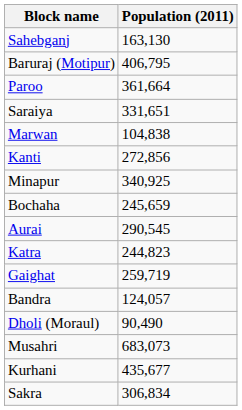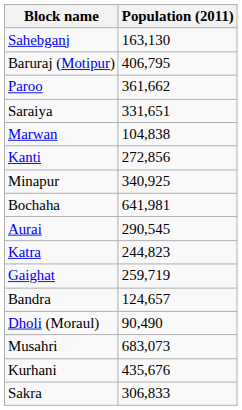(146, 87) 361,664 -> (146, 87) 361,662
(146, 205) 245,659 -> (146, 205) 641,981
(146, 299) 124,057 -> (146, 299) 124,657
(146, 370) 435,677 -> (146, 370) 435,676
(146, 393) 306,834 -> (146, 393) 306,833
